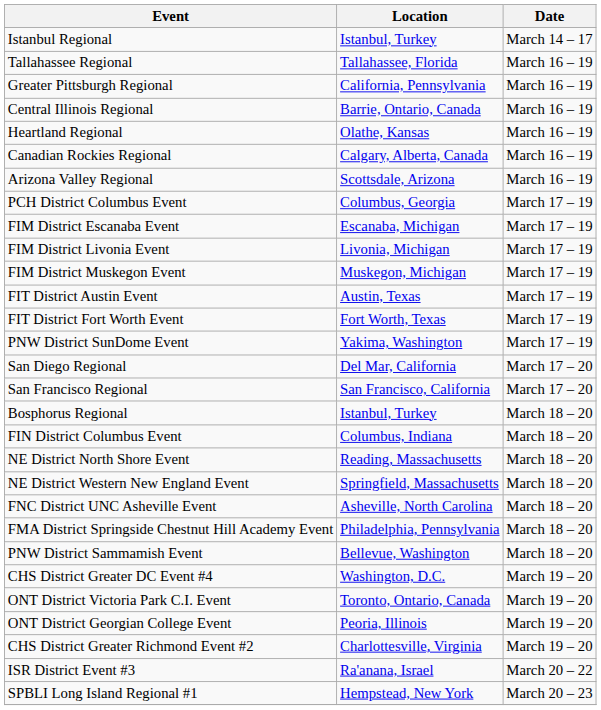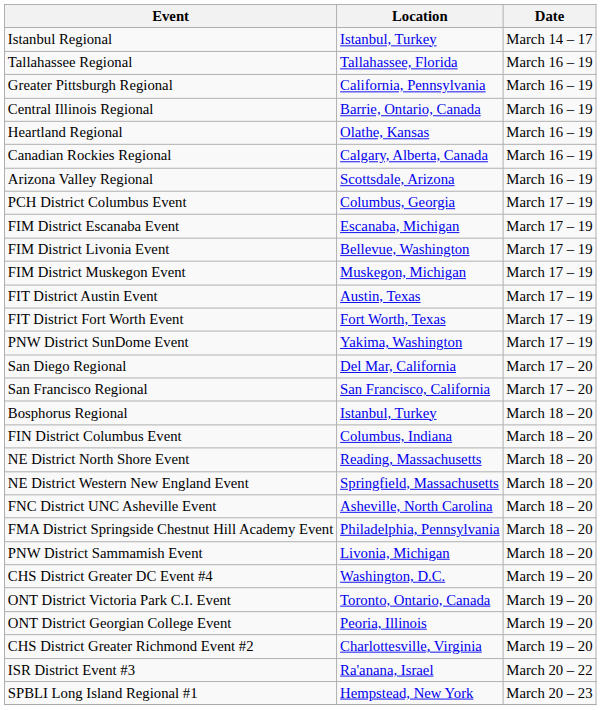(395, 249) Livonia, Michigan -> (405, 249) Bellevue, Washington
(405, 553) Bellevue, Washington -> (395, 553) Livonia, Michigan
